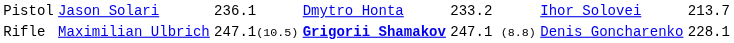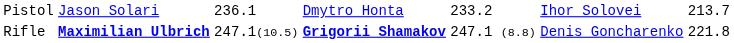(134, 32) normal -> (134, 32) bold
(709, 32) 228.1 -> (709, 32) 221.8
